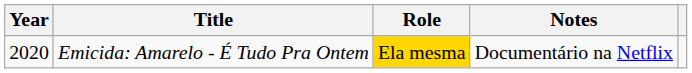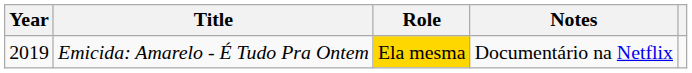(29, 51) 2020 -> (29, 51) 2019
